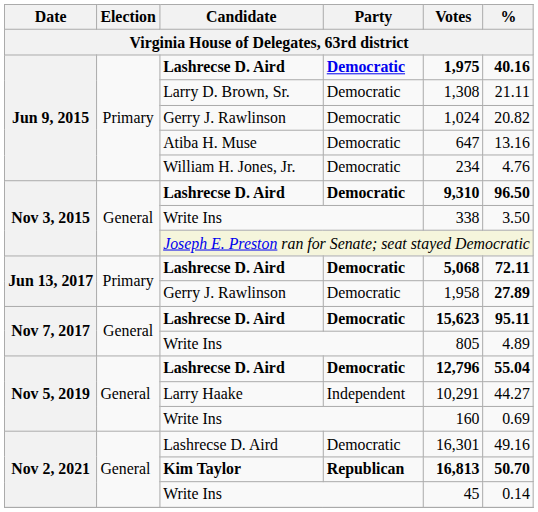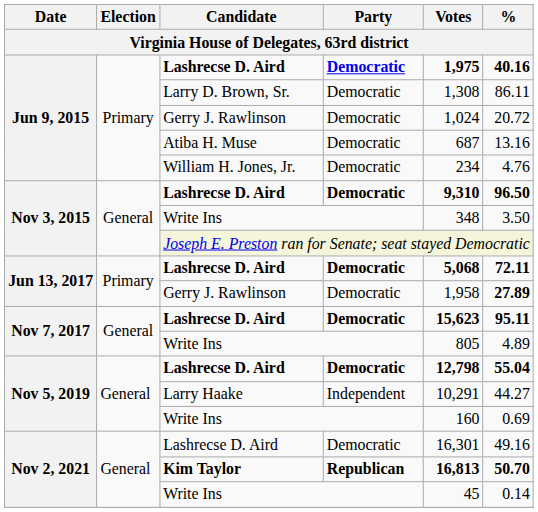(512, 92) 21.11 -> (512, 92) 86.11
(512, 117) 20.82 -> (512, 117) 20.72
(468, 142) 647 -> (468, 142) 687
(468, 218) 338 -> (468, 218) 348
(458, 368) 12,796 -> (458, 368) 12,798
